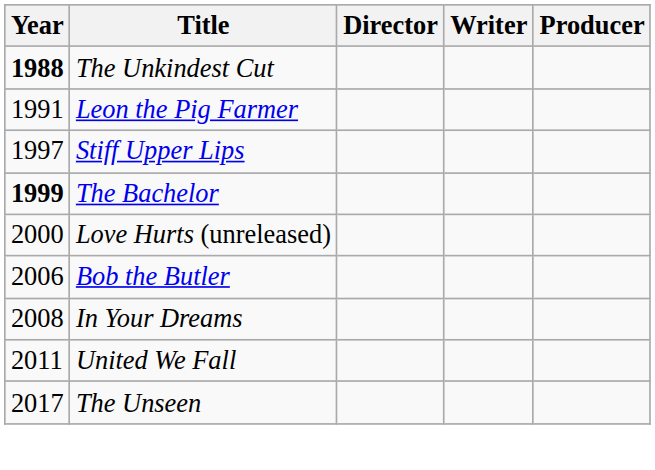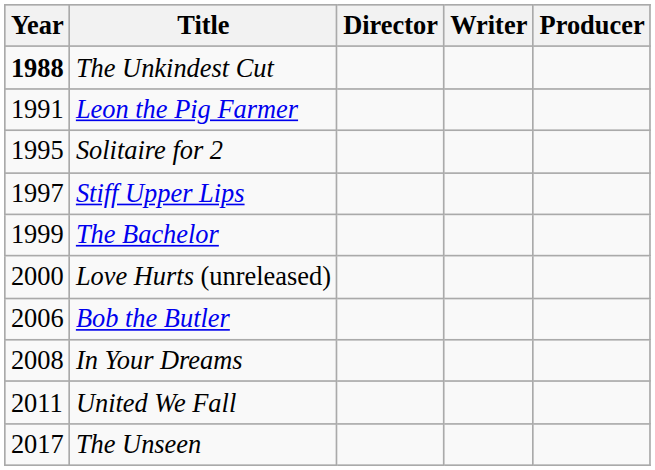+ row: (149, 151)
(37, 192) bold -> (37, 234) normal
